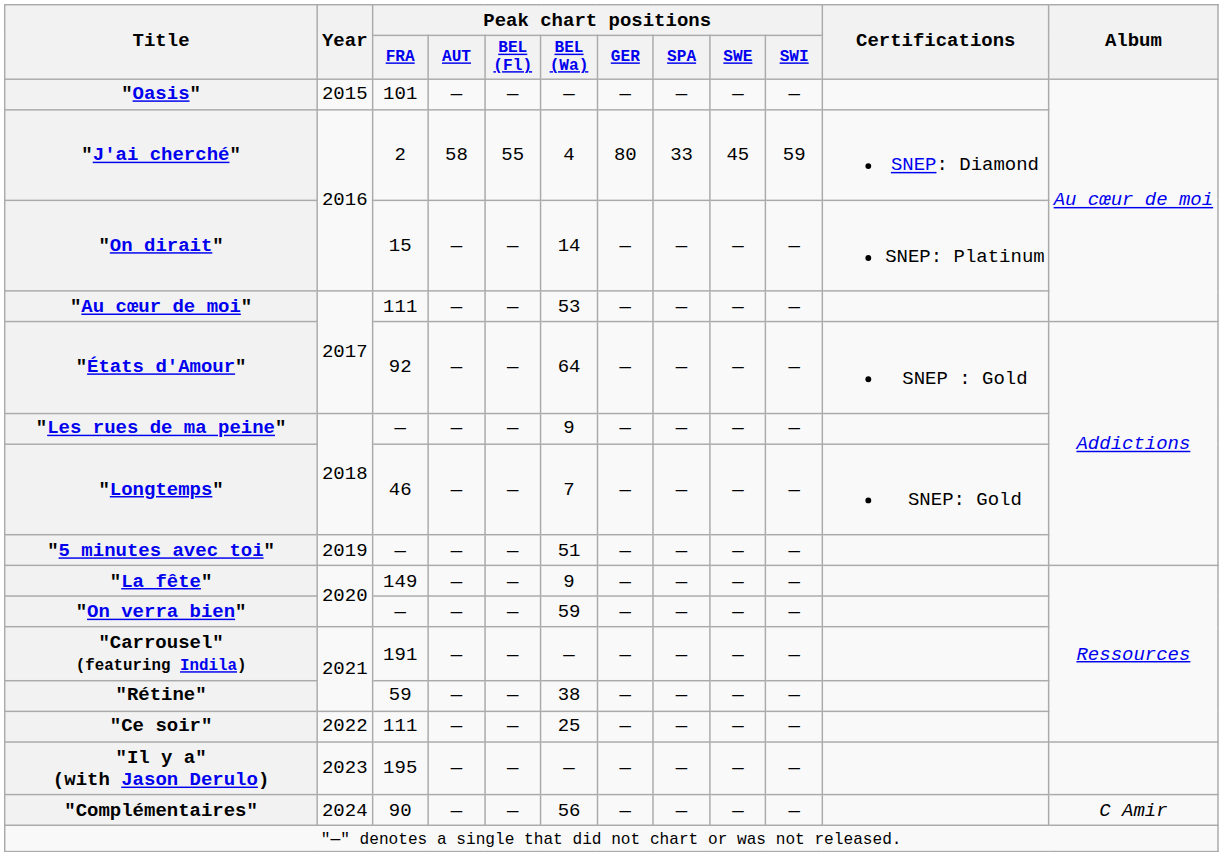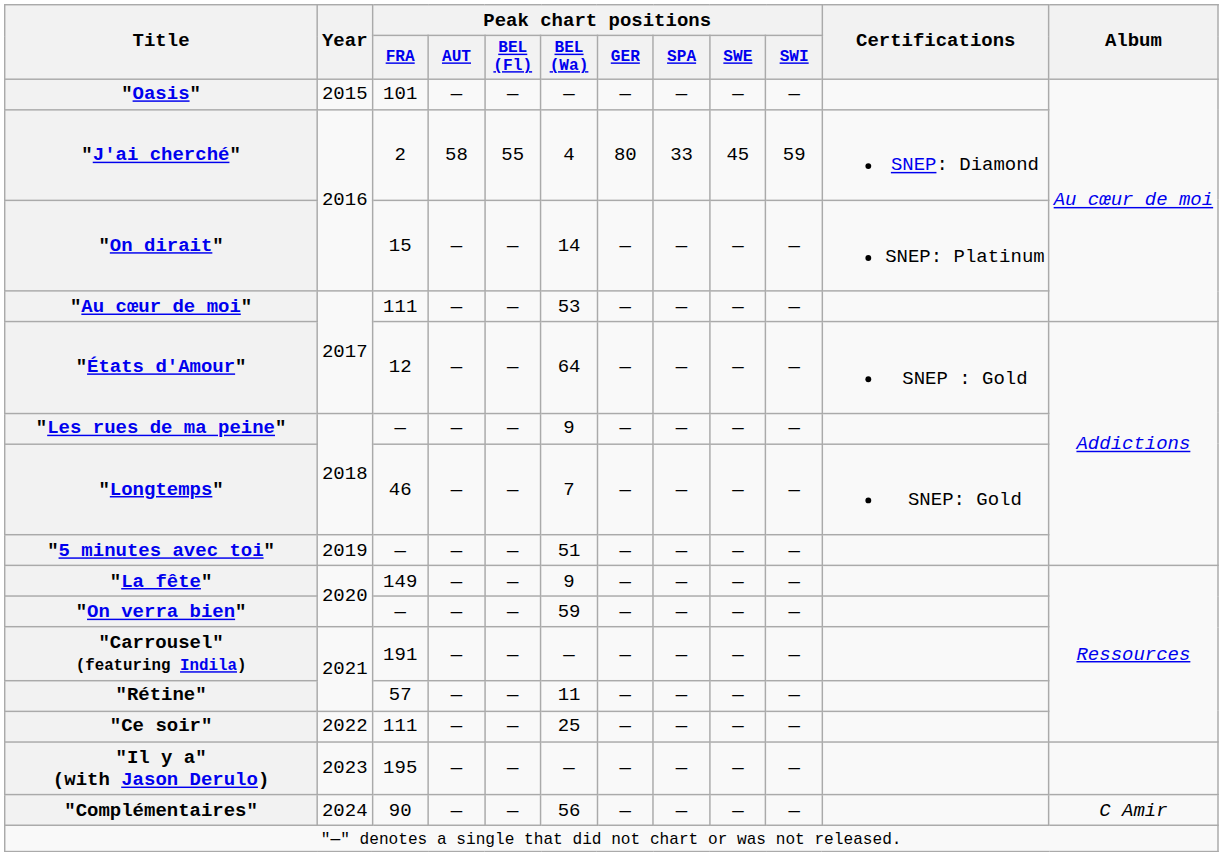(400, 367) 92 -> (400, 367) 12
(400, 696) 59 -> (400, 696) 57
(569, 696) 38 -> (569, 696) 11
